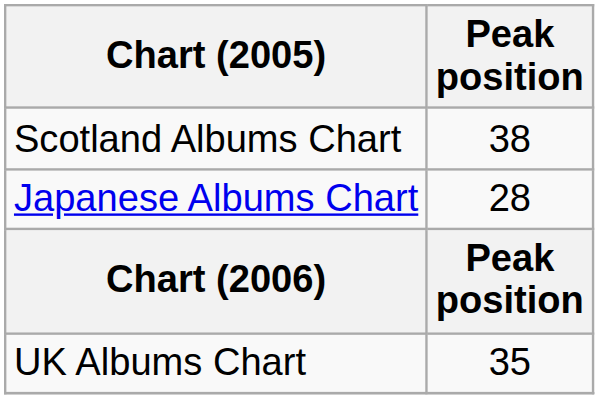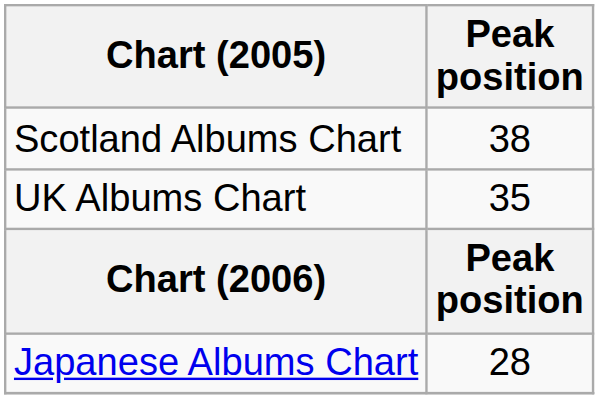rows swapped: (160, 361) <-> (216, 198)
